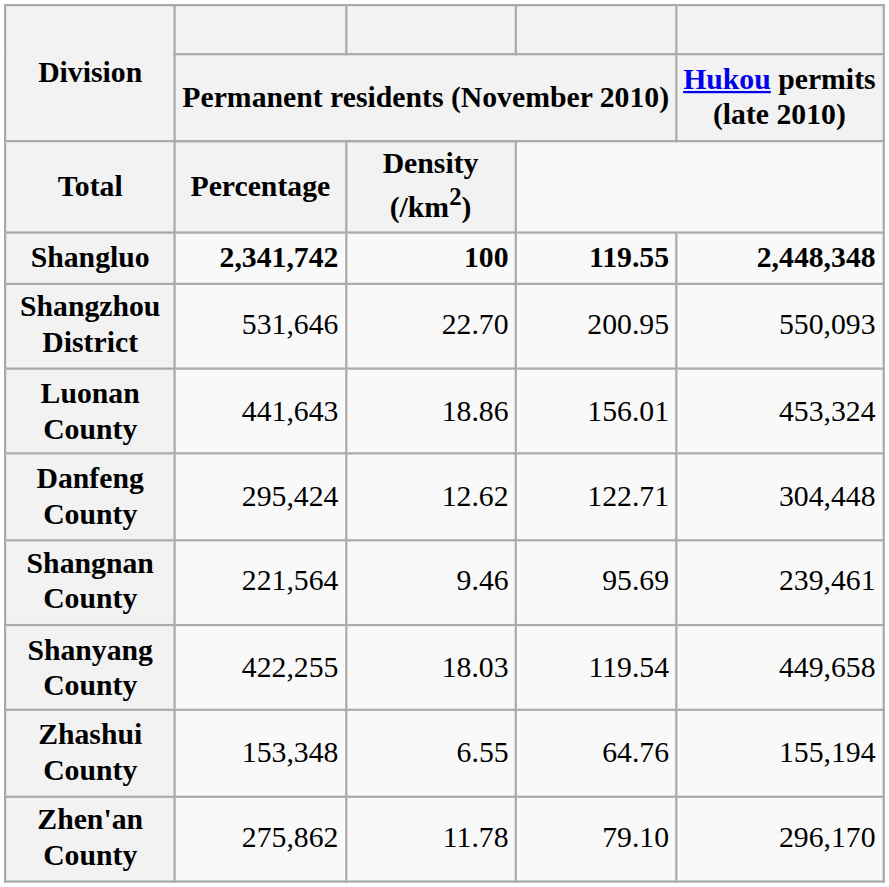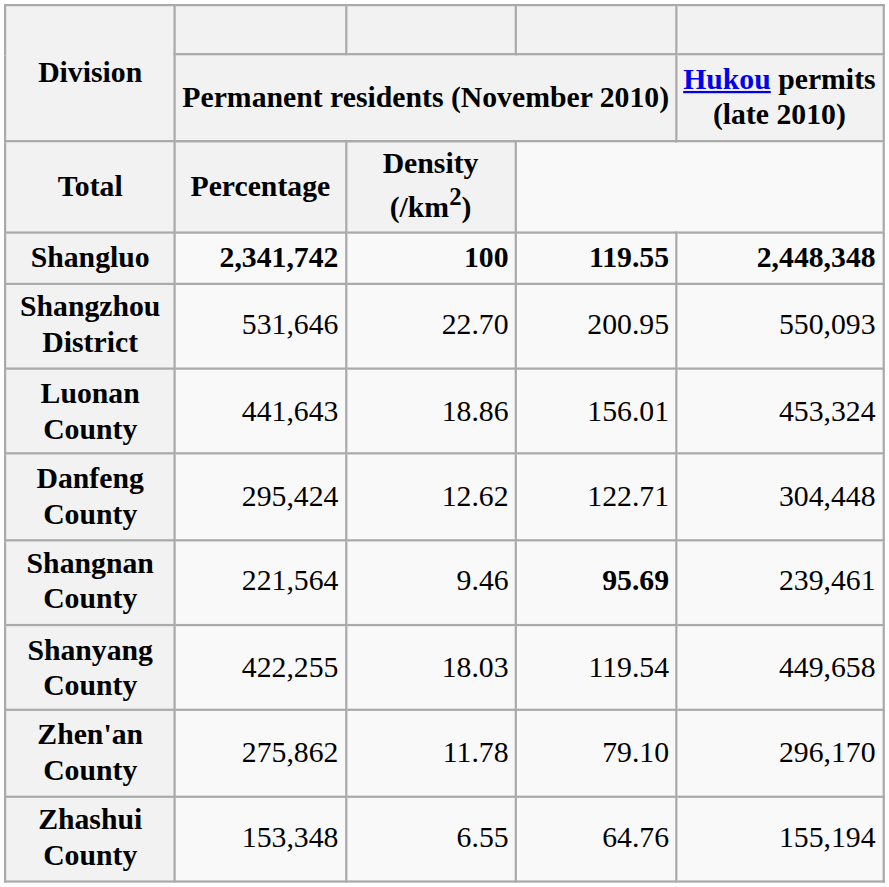(636, 581) normal -> (636, 581) bold
rows swapped: (90, 838) <-> (90, 752)
